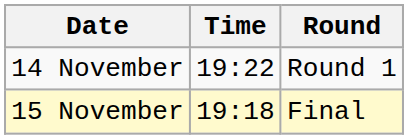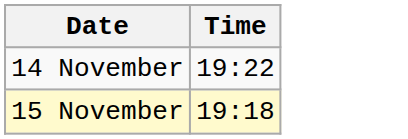- column: (342, 26)
